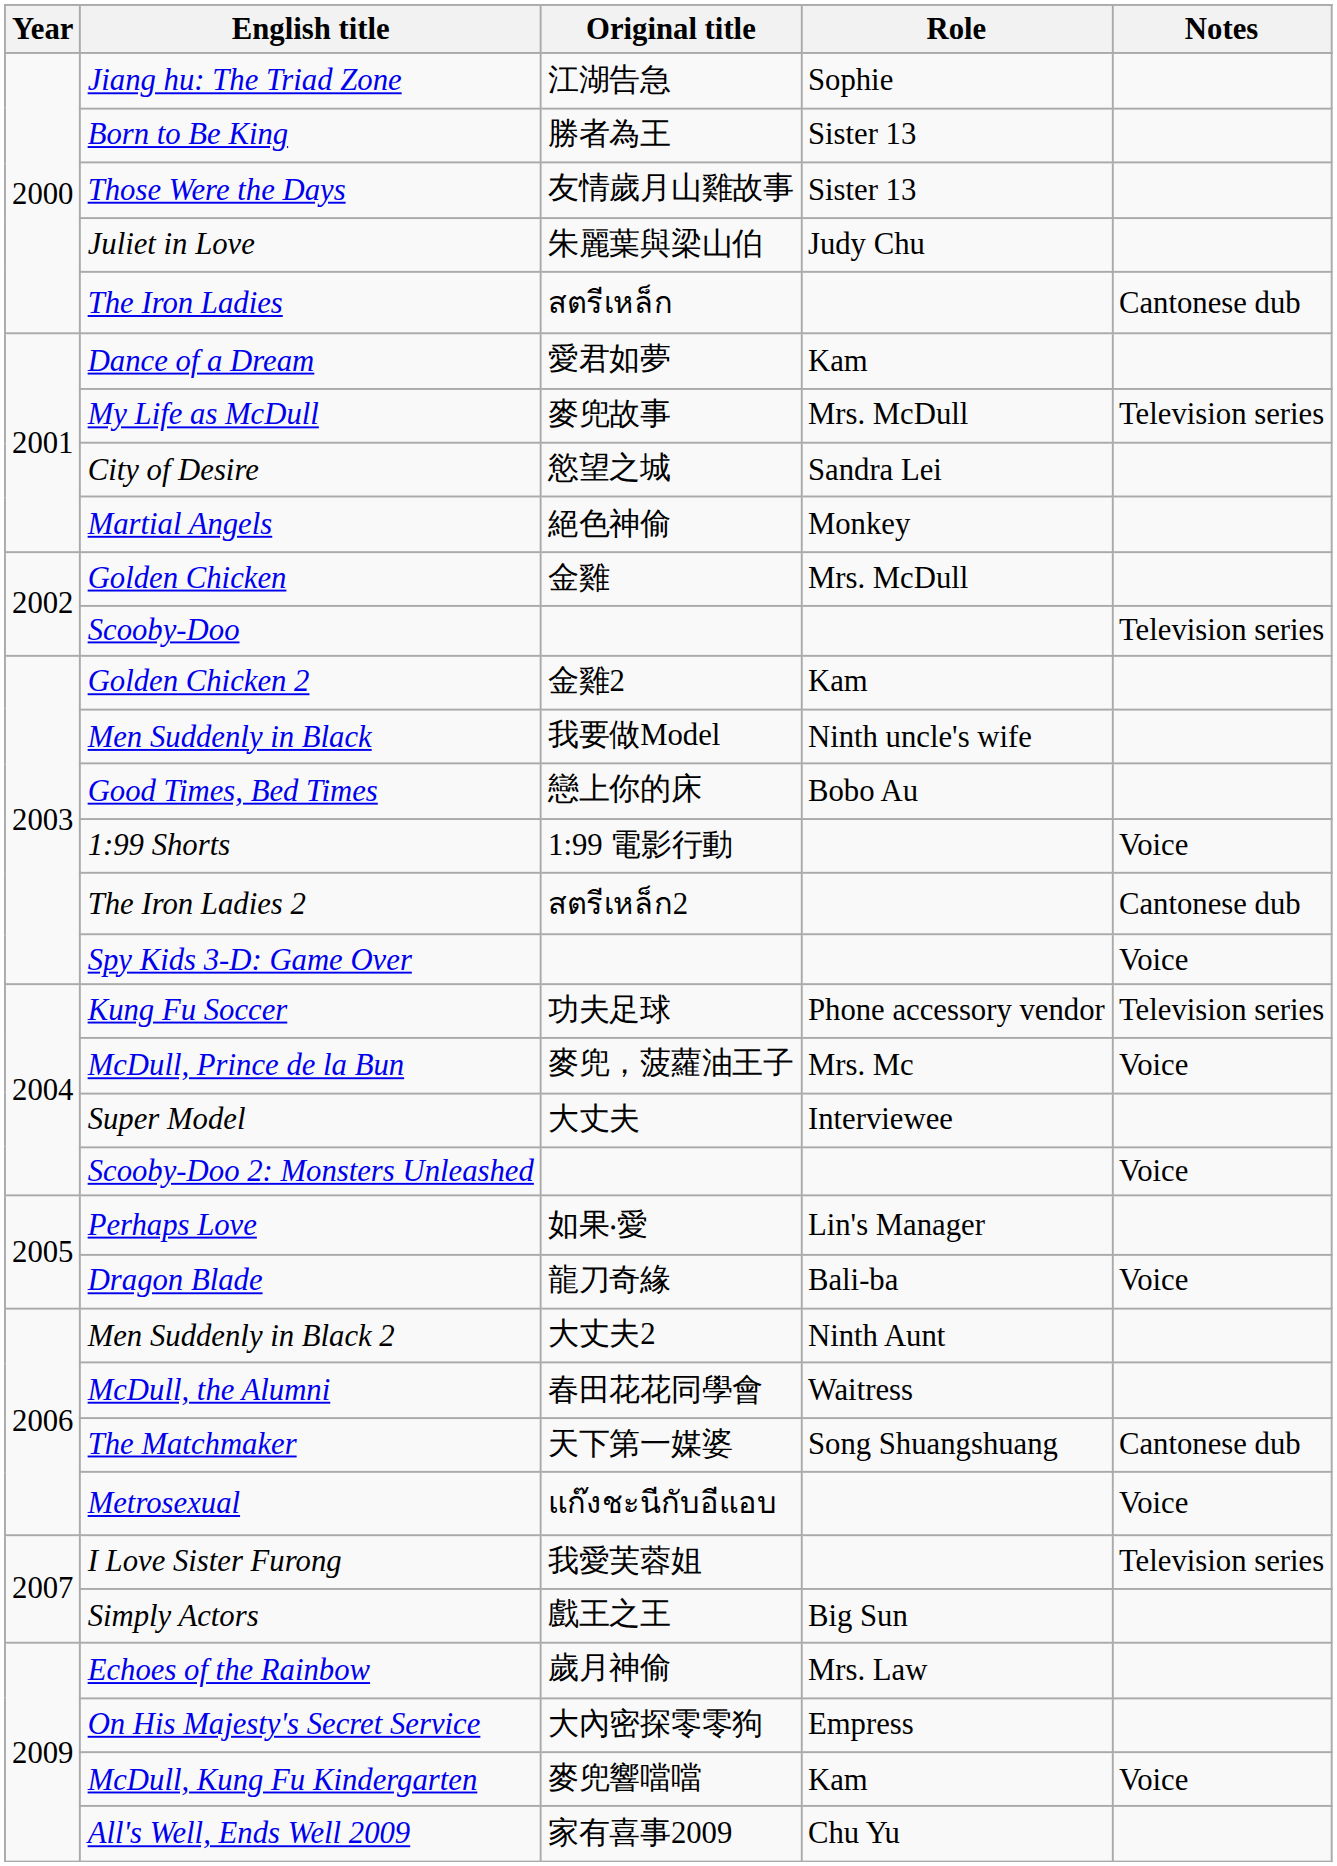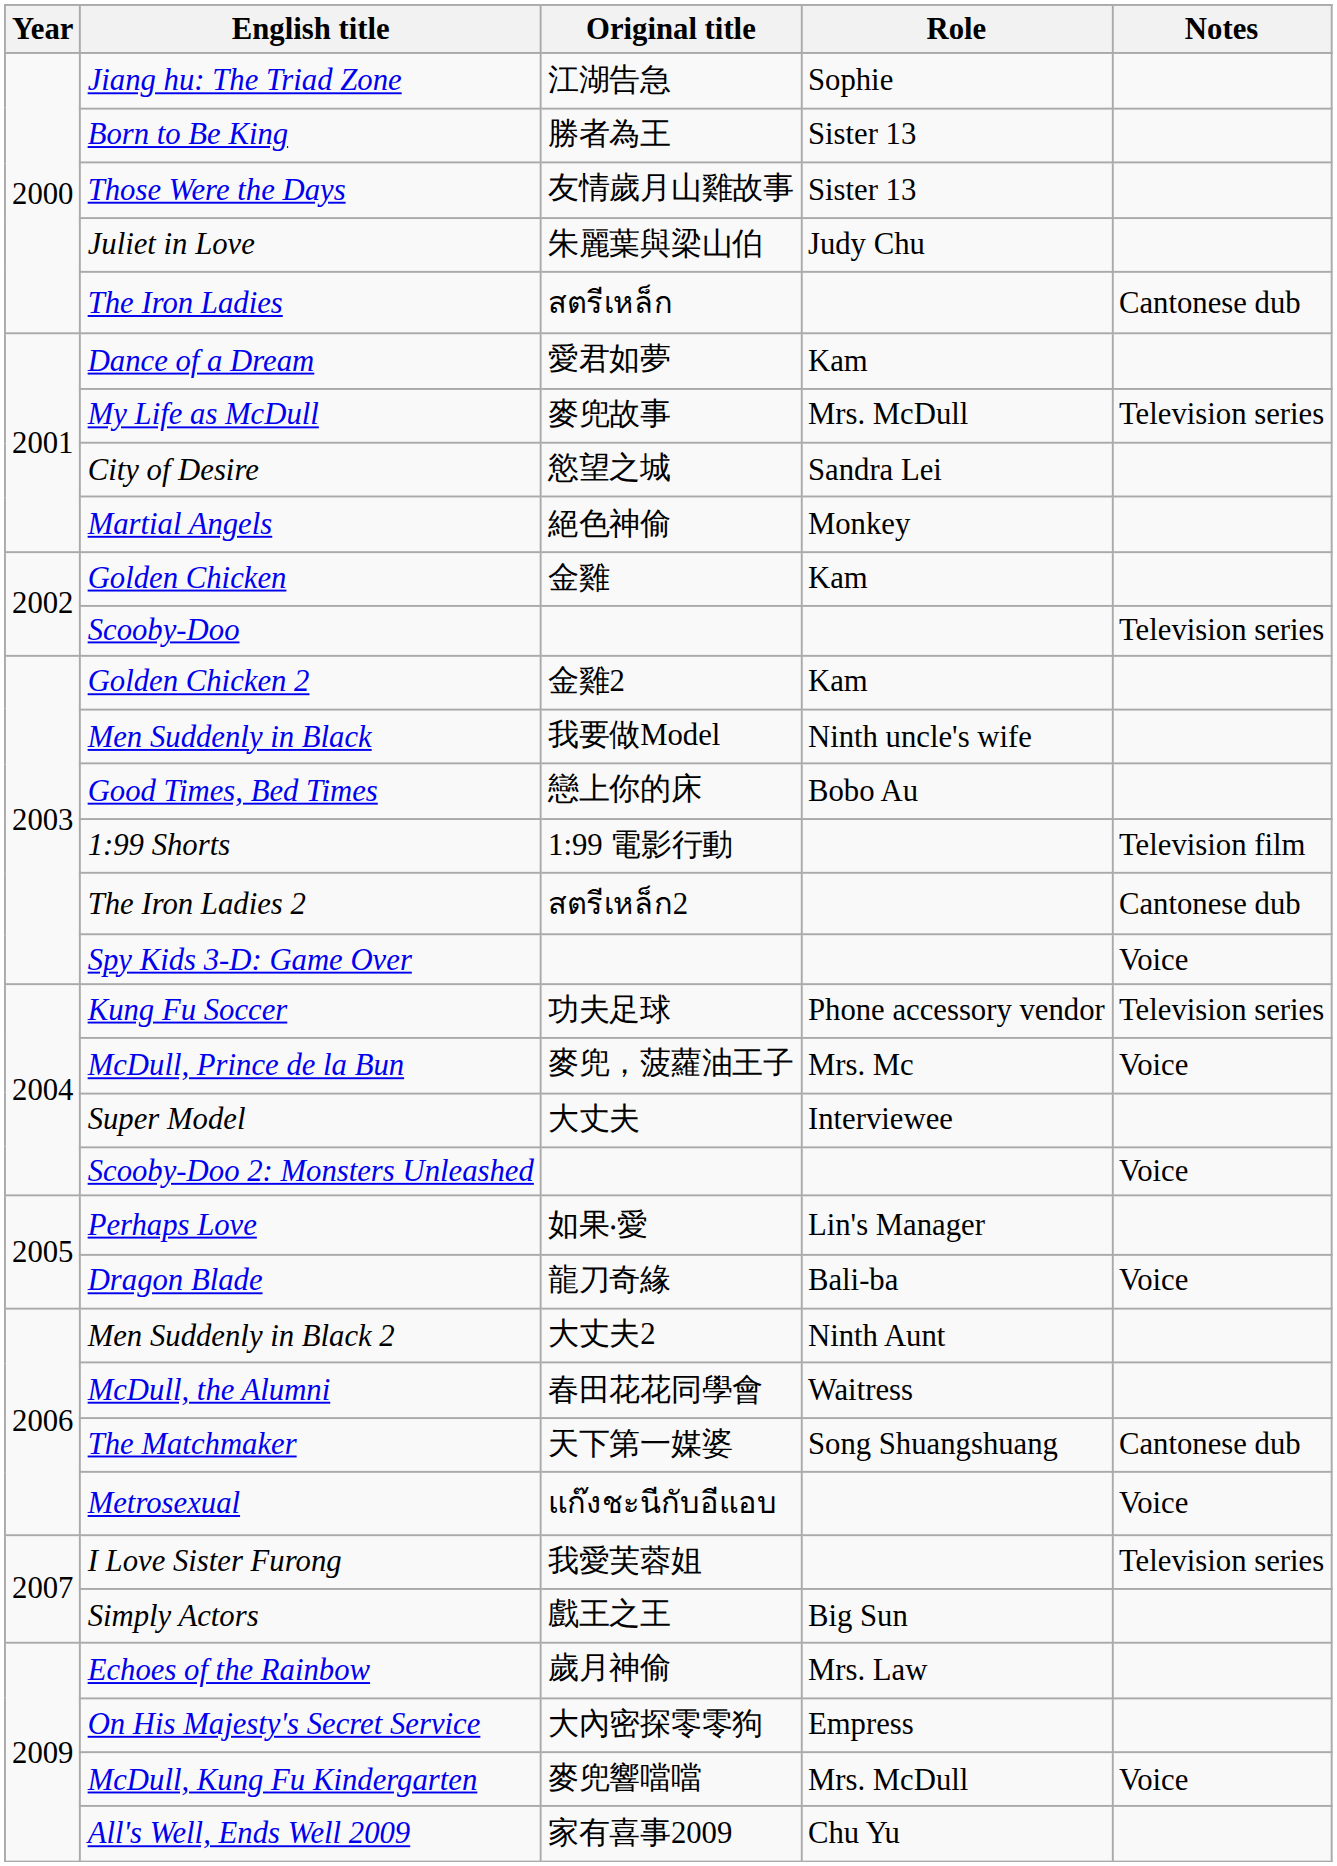(888, 578) Mrs. McDull -> (838, 578) Kam
(1154, 845) Voice -> (1212, 845) Television film
(838, 1778) Kam -> (888, 1778) Mrs. McDull
